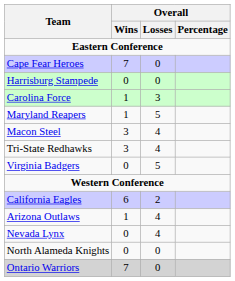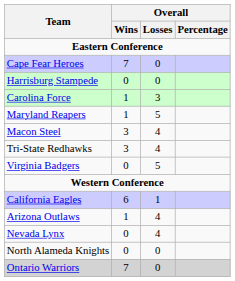(158, 200) 2 -> (158, 200) 1
